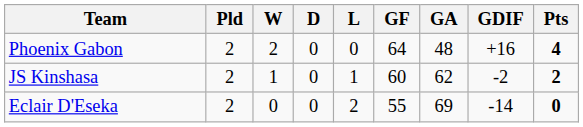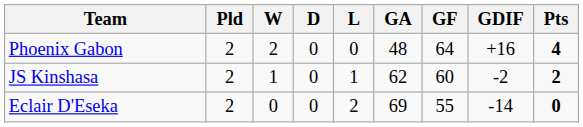columns swapped: (397, 19) <-> (444, 19)
